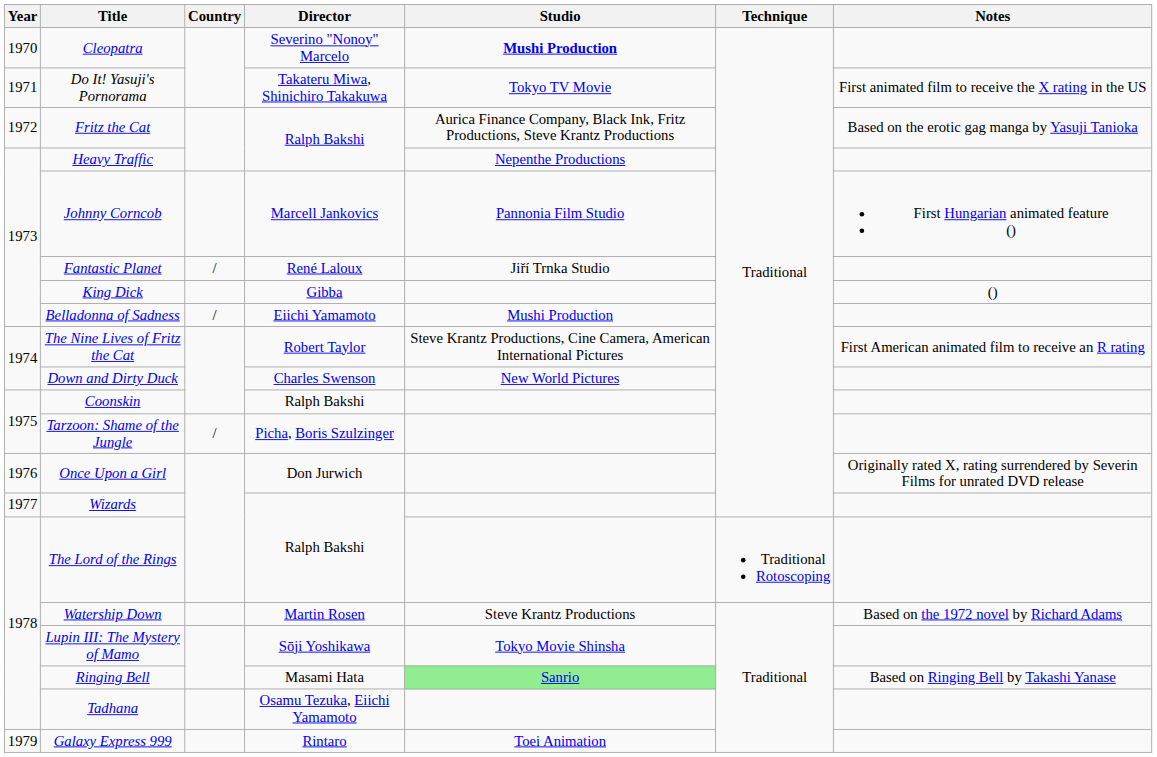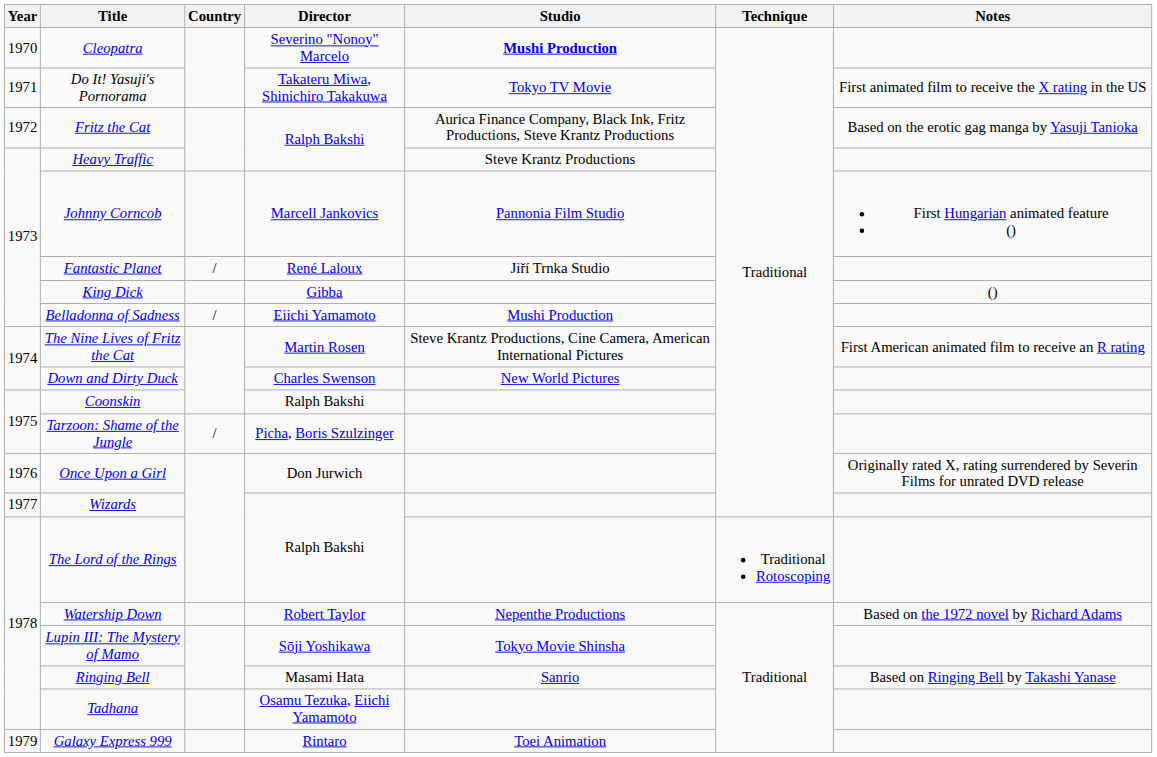(560, 159) Nepenthe Productions -> (560, 159) Steve Krantz Productions
(325, 346) Robert Taylor -> (325, 346) Martin Rosen
(325, 614) Martin Rosen -> (325, 614) Robert Taylor
(560, 614) Steve Krantz Productions -> (560, 614) Nepenthe Productions
(560, 677) lightgreen background -> (560, 677) no background
